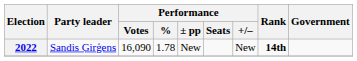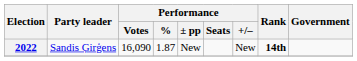(166, 47) 1.78 -> (166, 47) 1.87
